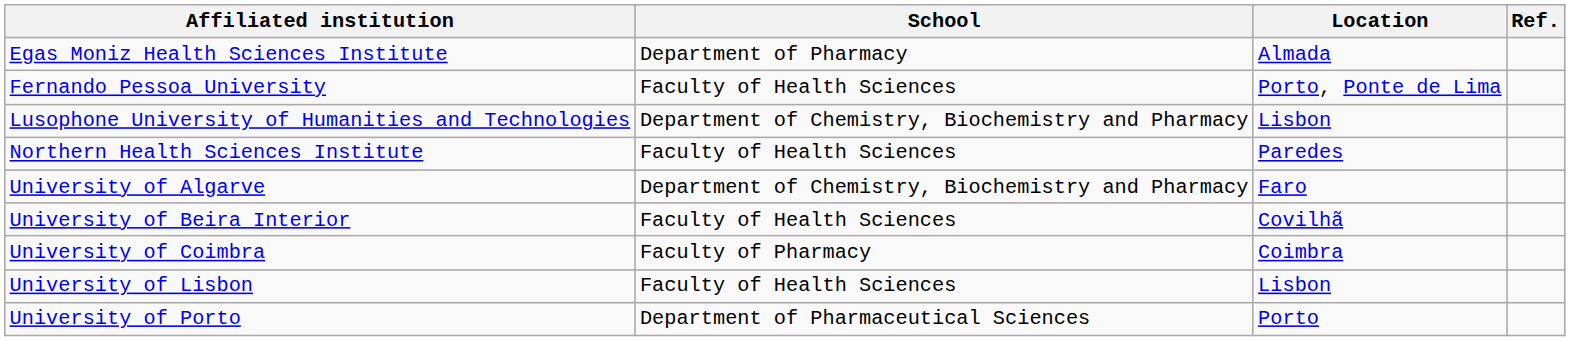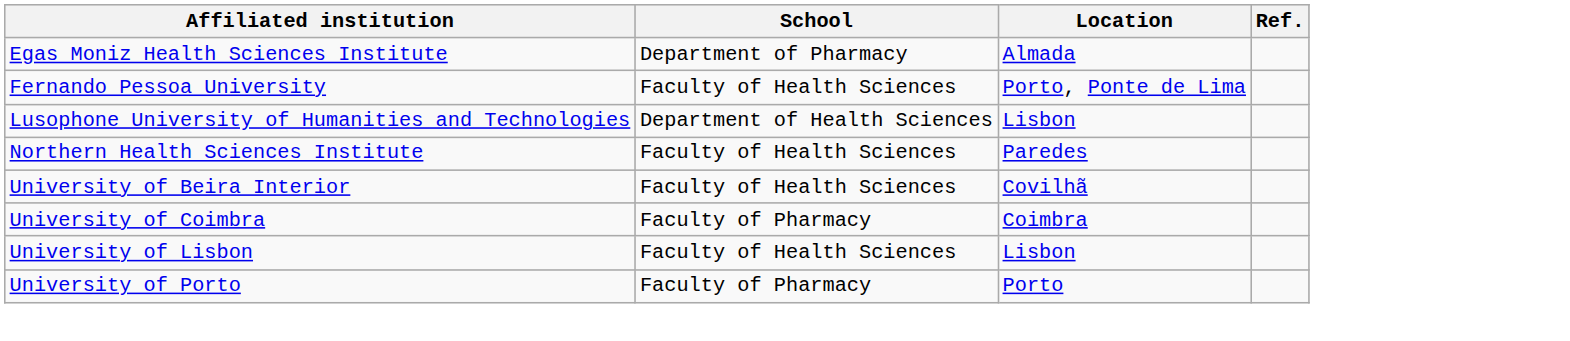(944, 120) Department of Chemistry, Biochemistry and Pharmacy -> (816, 120) Department of Health Sciences
- row: (137, 187)
(865, 319) Department of Pharmaceutical Sciences -> (756, 286) Faculty of Pharmacy
